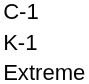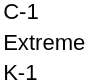rows swapped: (20, 42) <-> (44, 73)
